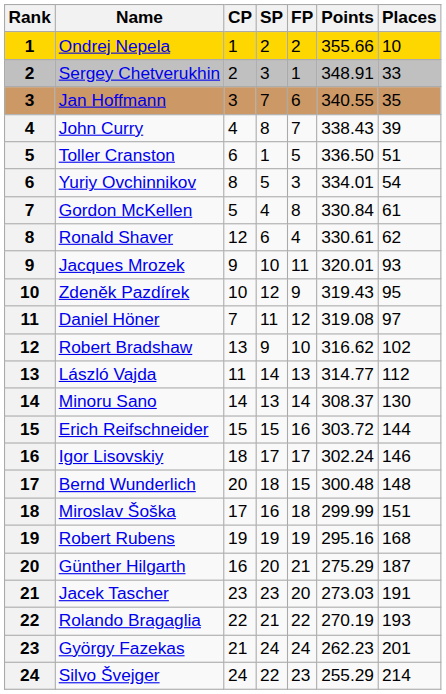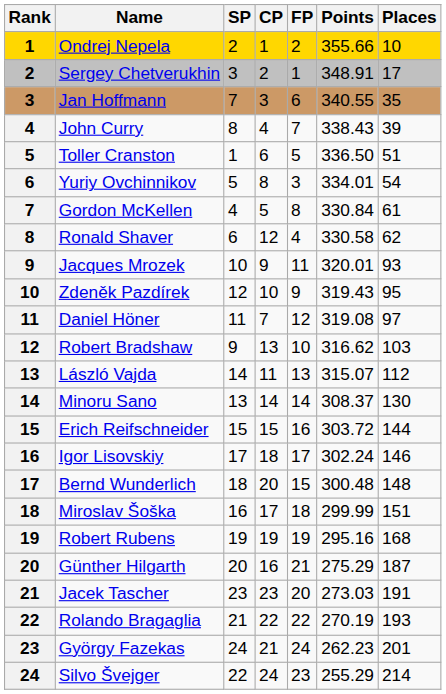columns swapped: (240, 18) <-> (272, 18)
(392, 73) 33 -> (392, 73) 17
(348, 237) 330.61 -> (348, 237) 330.58
(396, 347) 102 -> (396, 347) 103
(348, 374) 314.77 -> (348, 374) 315.07
